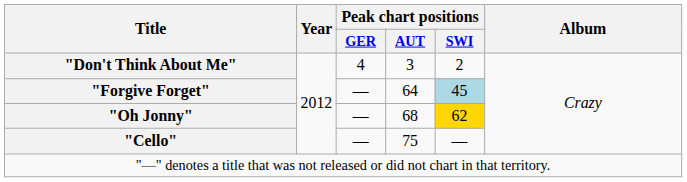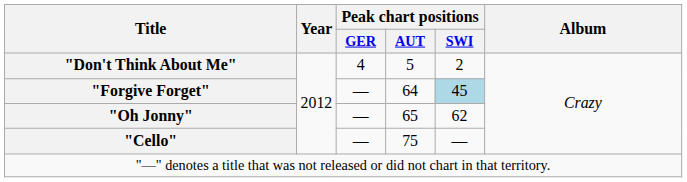(410, 65) 3 -> (410, 65) 5
(410, 115) 68 -> (410, 115) 65
(459, 115) gold background -> (459, 115) no background
